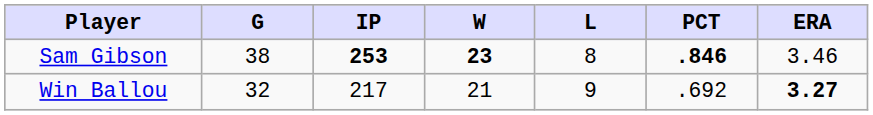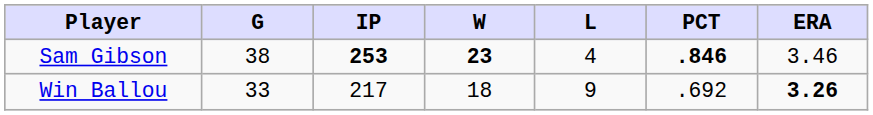(590, 57) 8 -> (590, 57) 4
(258, 92) 32 -> (258, 92) 33
(479, 92) 21 -> (479, 92) 18
(812, 92) 3.27 -> (812, 92) 3.26
